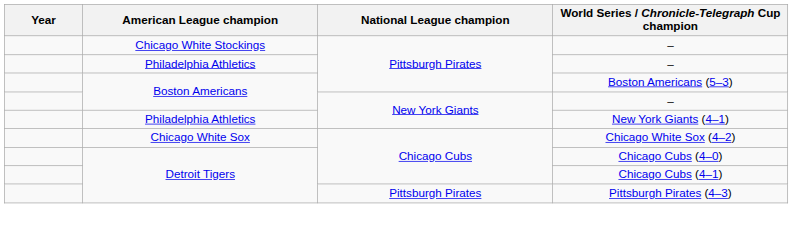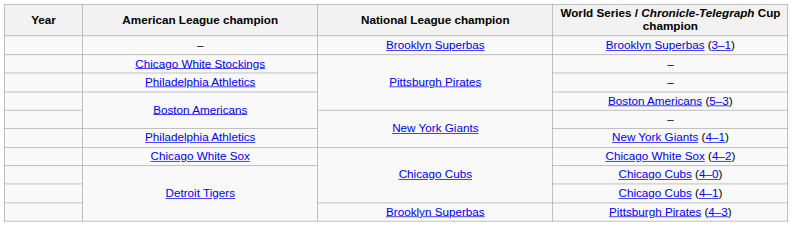+ row: (200, 45)
(435, 193) Pittsburgh Pirates -> (435, 212) Brooklyn Superbas
